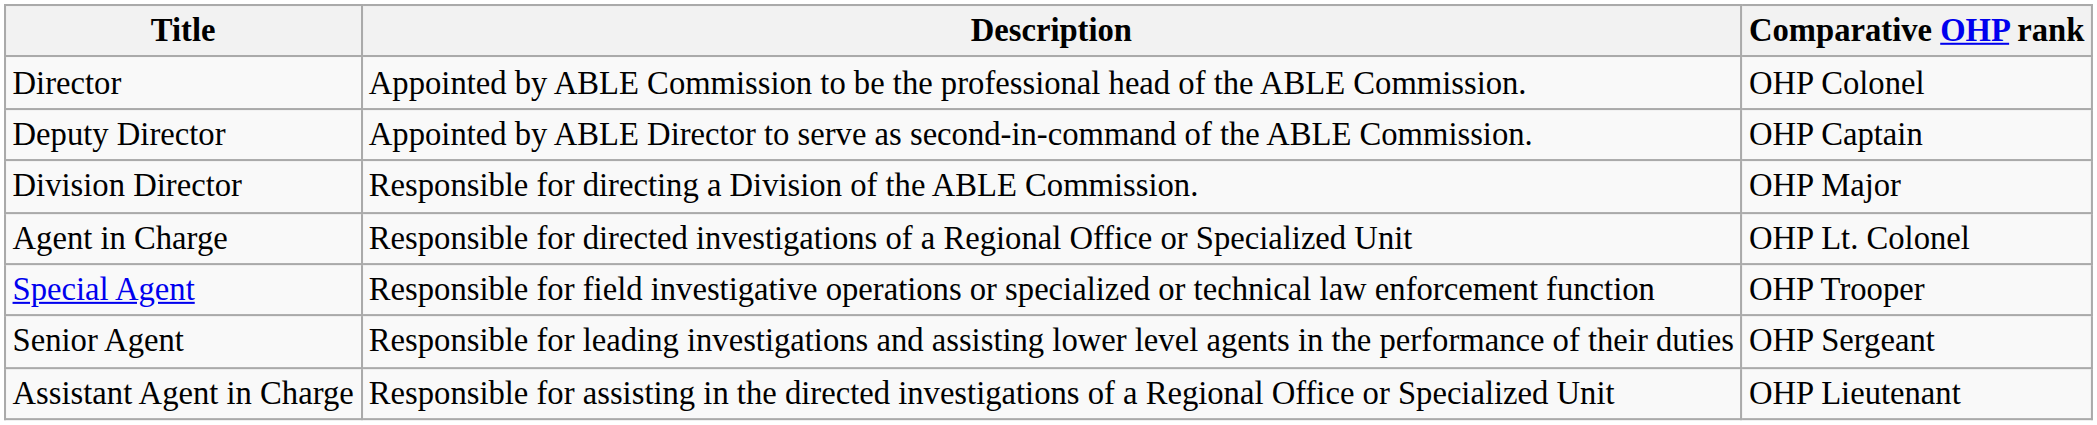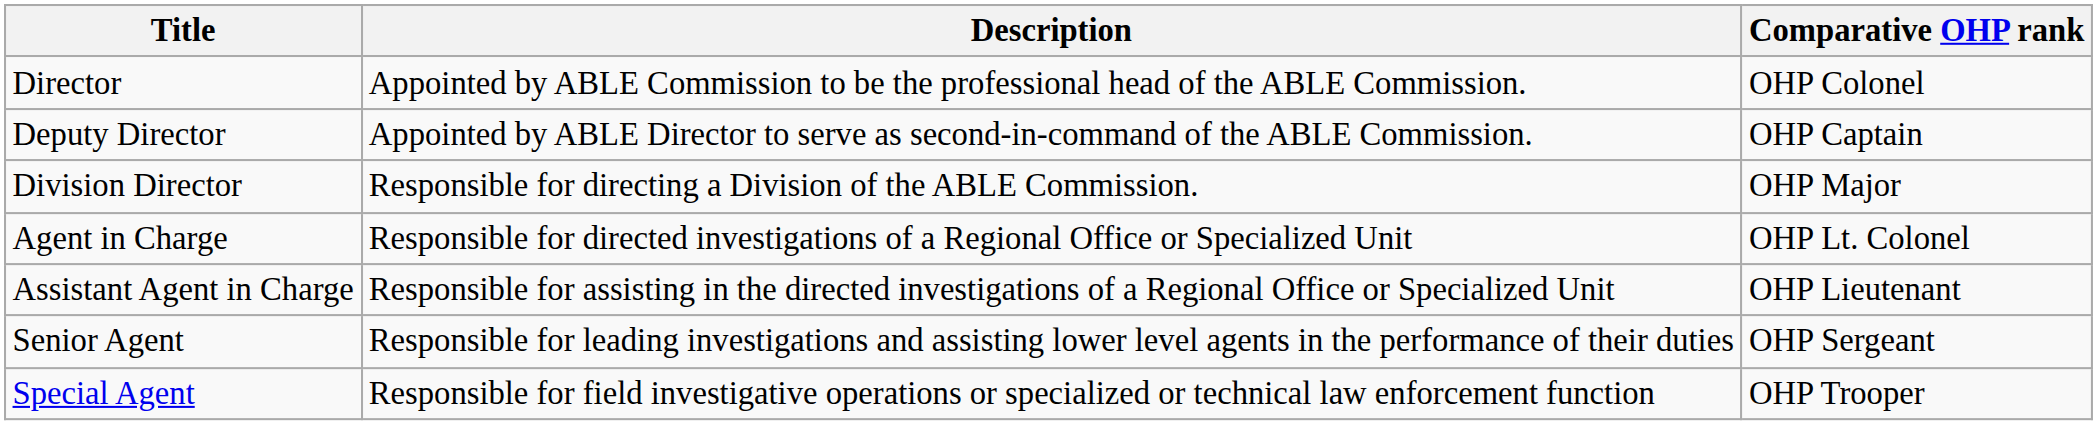rows swapped: (183, 392) <-> (104, 289)
